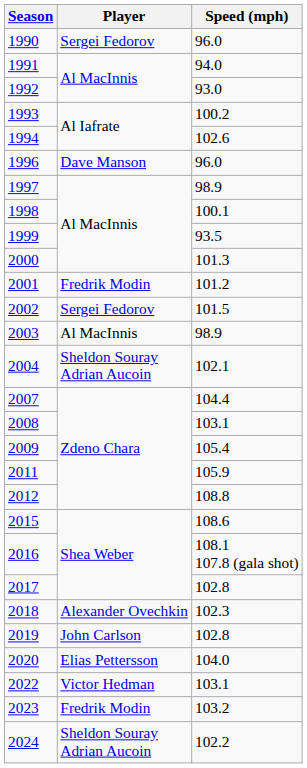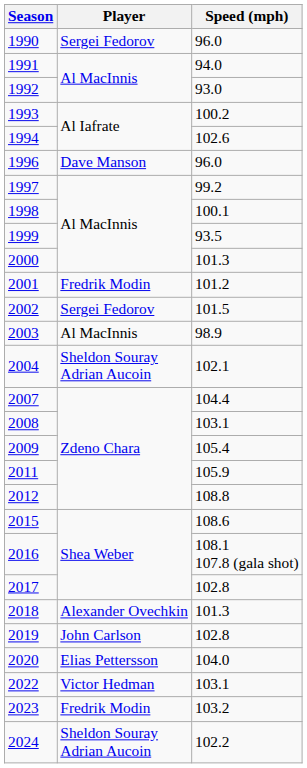(208, 187) 98.9 -> (208, 187) 99.2
(212, 611) 102.3 -> (212, 611) 101.3
